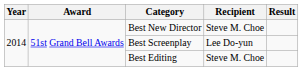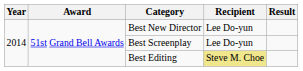(235, 27) Steve M. Choe -> (229, 27) Lee Do-yun
(235, 58) no background -> (235, 58) khaki background
